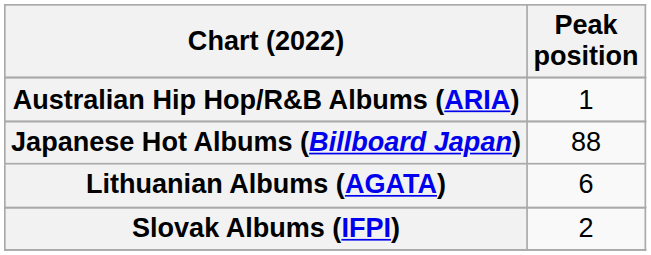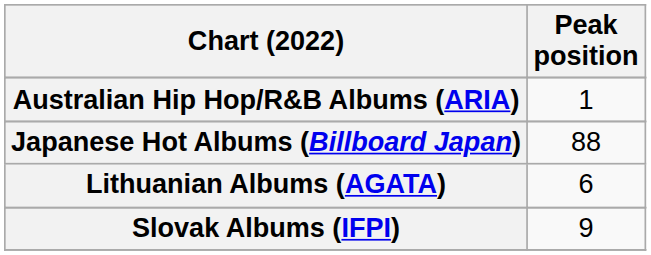(586, 227) 2 -> (586, 227) 9
